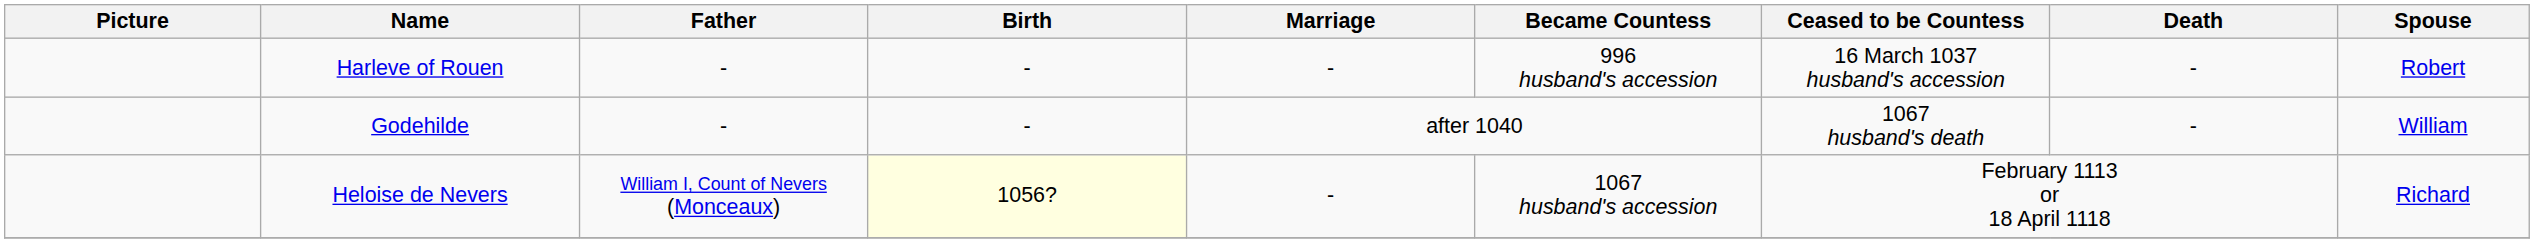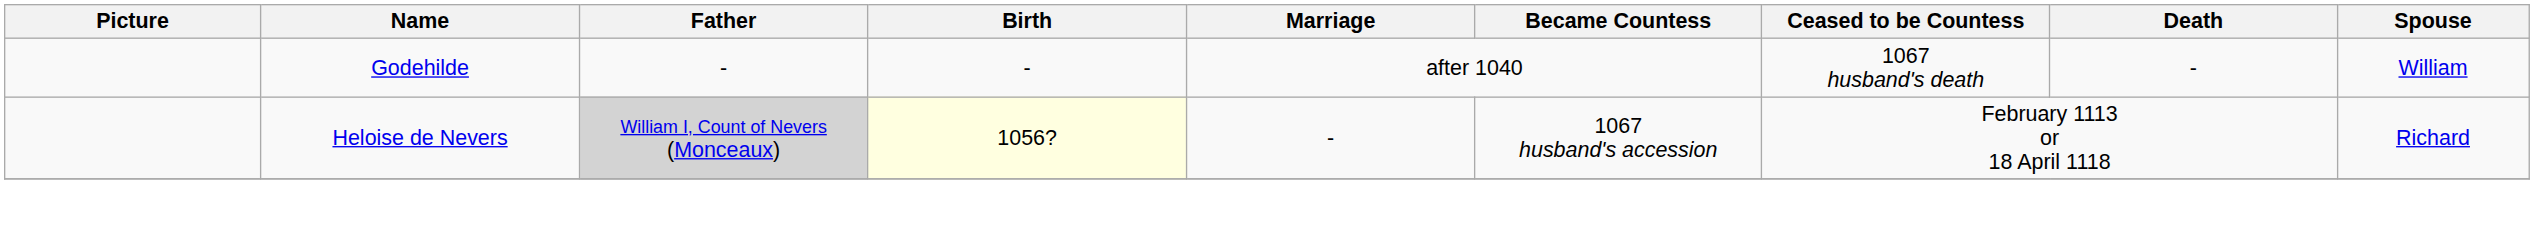- row: (420, 67)
(724, 197) no background -> (724, 139) lightgrey background
